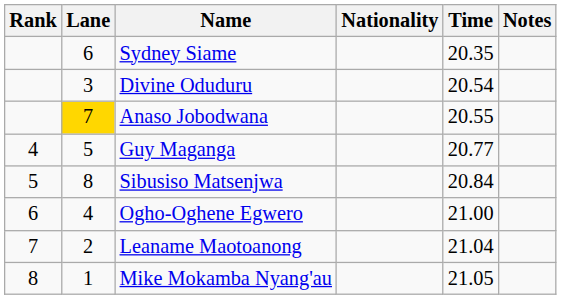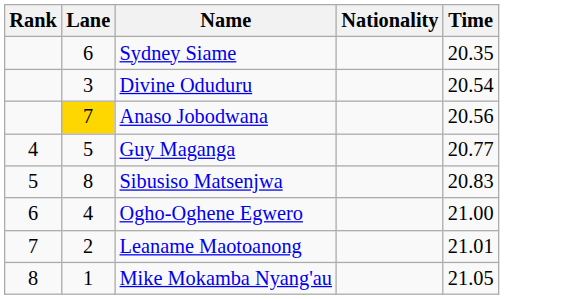- column: (527, 20)
(471, 117) 20.55 -> (471, 117) 20.56
(471, 181) 20.84 -> (471, 181) 20.83
(471, 246) 21.04 -> (471, 246) 21.01
